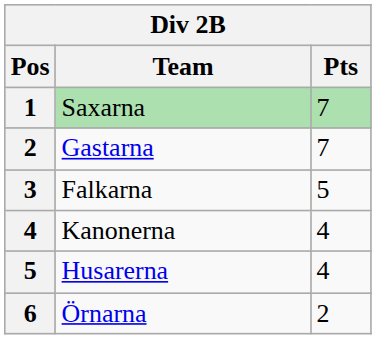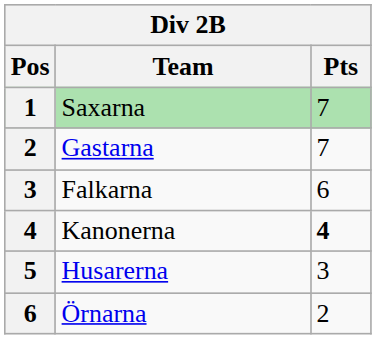(323, 189) 5 -> (323, 189) 6
(323, 230) normal -> (323, 230) bold
(323, 271) 4 -> (323, 271) 3
